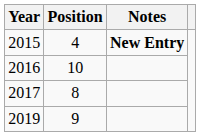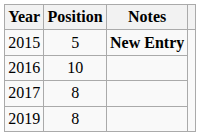(75, 42) 4 -> (75, 42) 5
(75, 118) 9 -> (75, 118) 8
